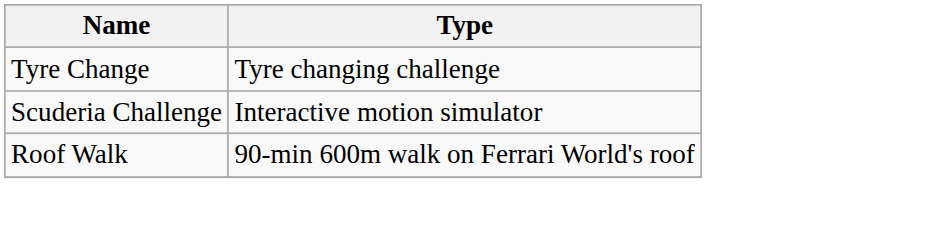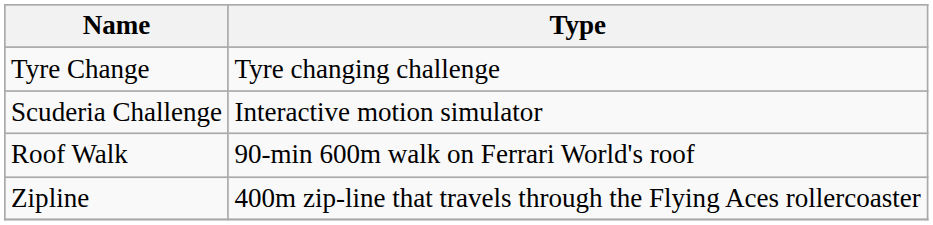+ row: (50, 197)
